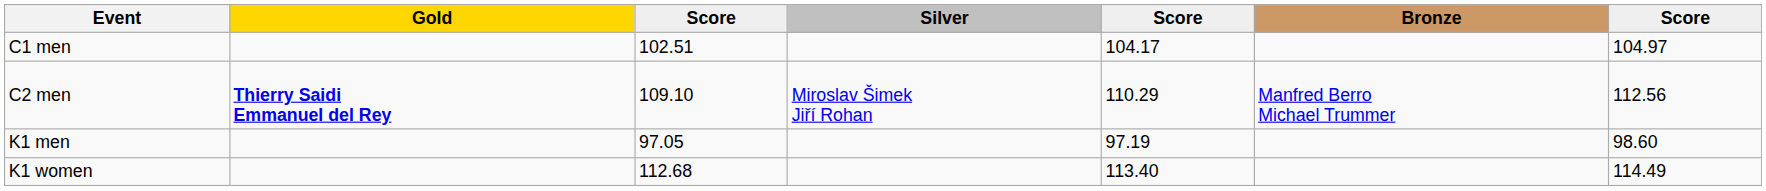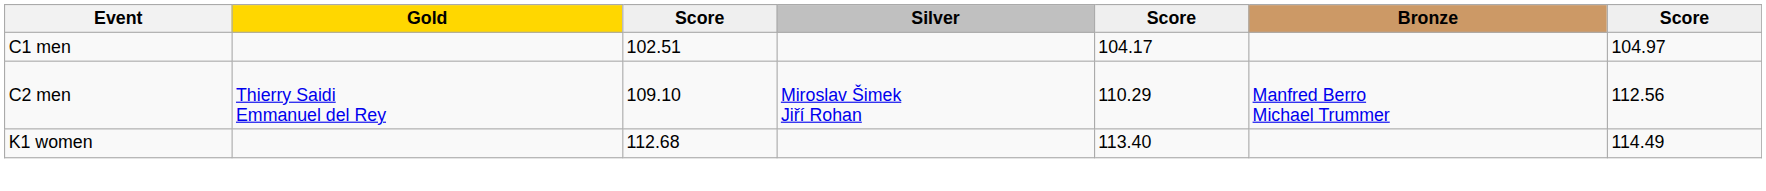(312, 104) bold -> (311, 104) normal
- row: (39, 143)
